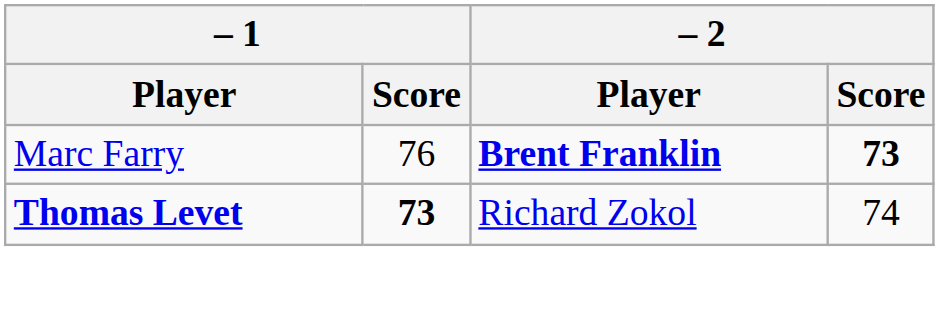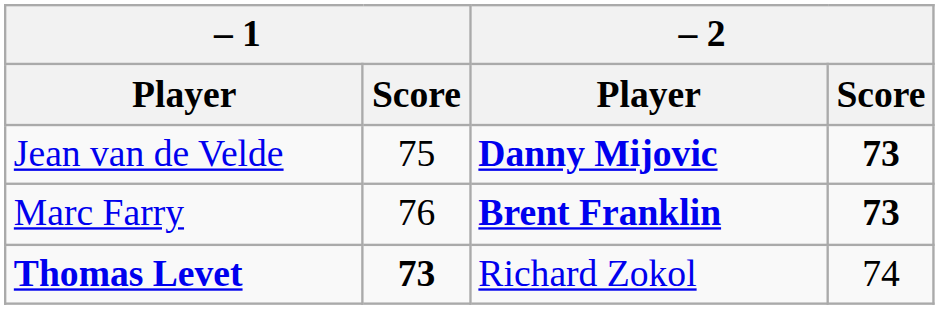+ row: (149, 153)
